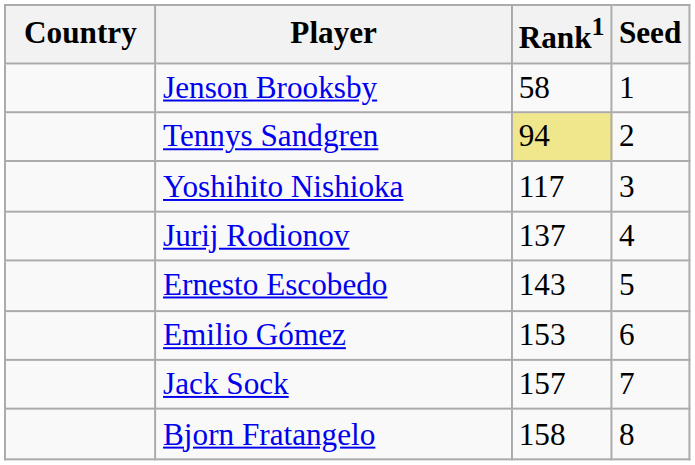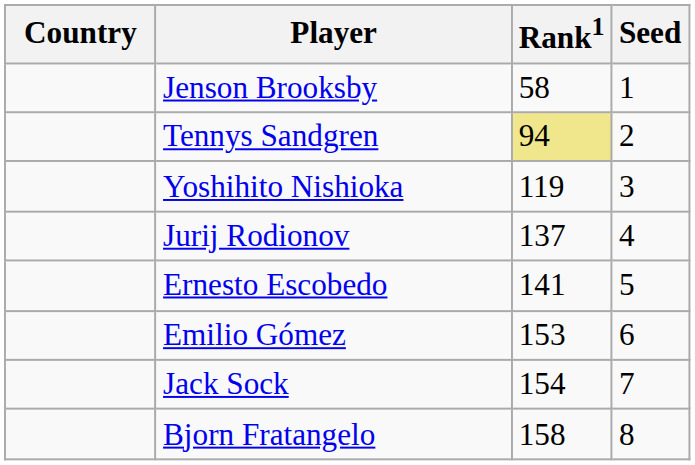(541, 186) 117 -> (541, 186) 119
(542, 285) 143 -> (542, 285) 141
(542, 384) 157 -> (542, 384) 154
